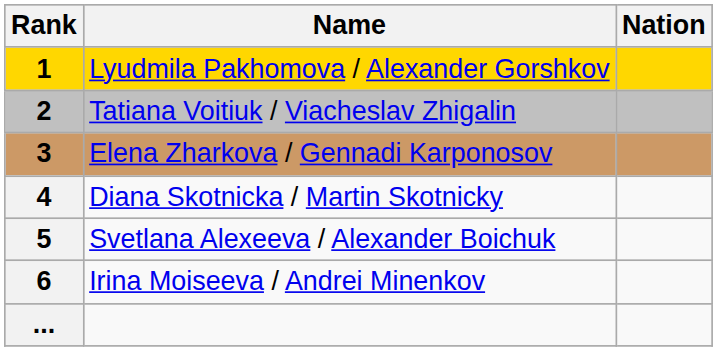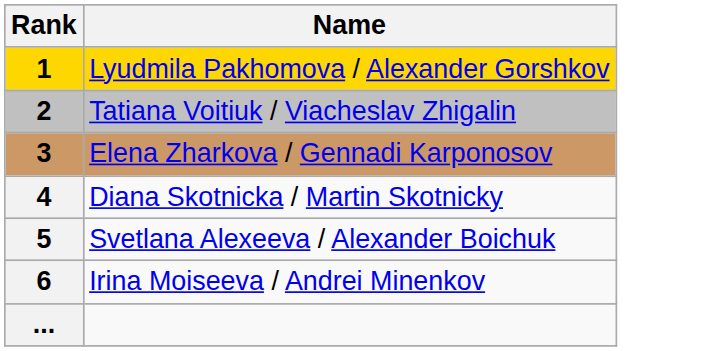- column: (664, 25)
